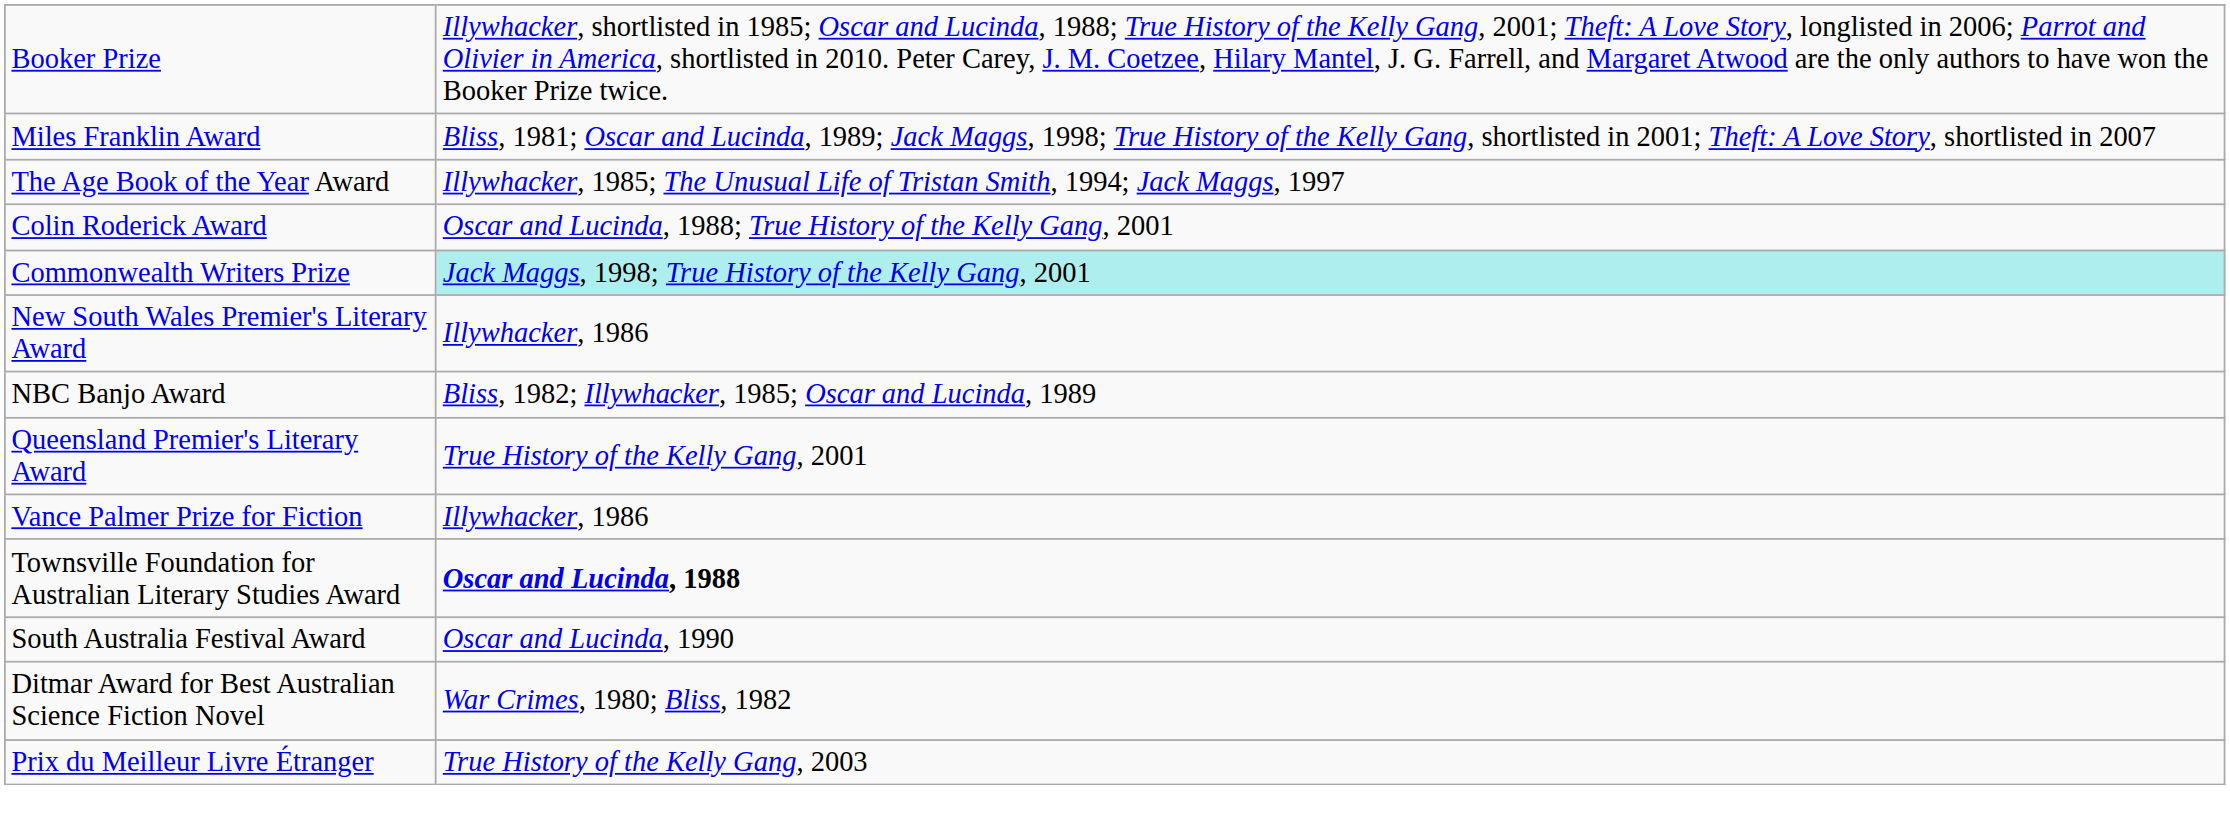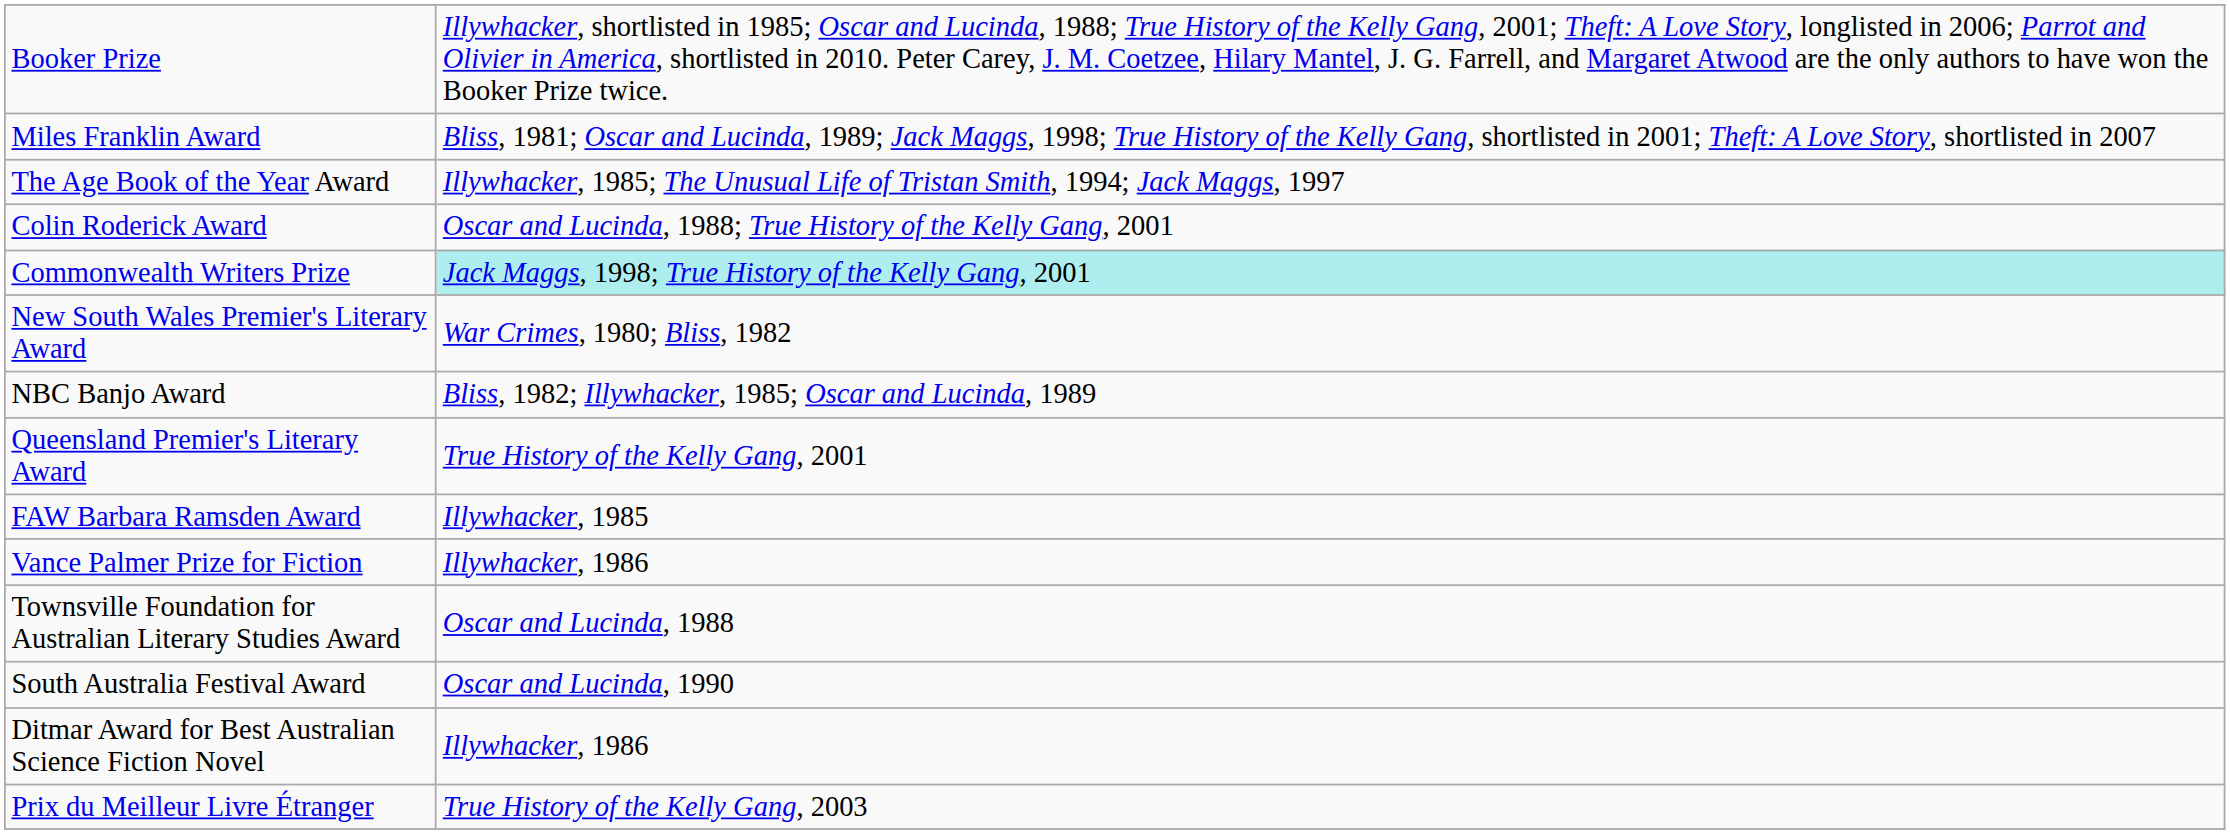(546, 333) Illywhacker, 1986 -> (617, 333) War Crimes, 1980; Bliss, 1982
+ row: (186, 516)
(592, 577) bold -> (588, 622) normal
(617, 700) War Crimes, 1980; Bliss, 1982 -> (546, 745) Illywhacker, 1986
